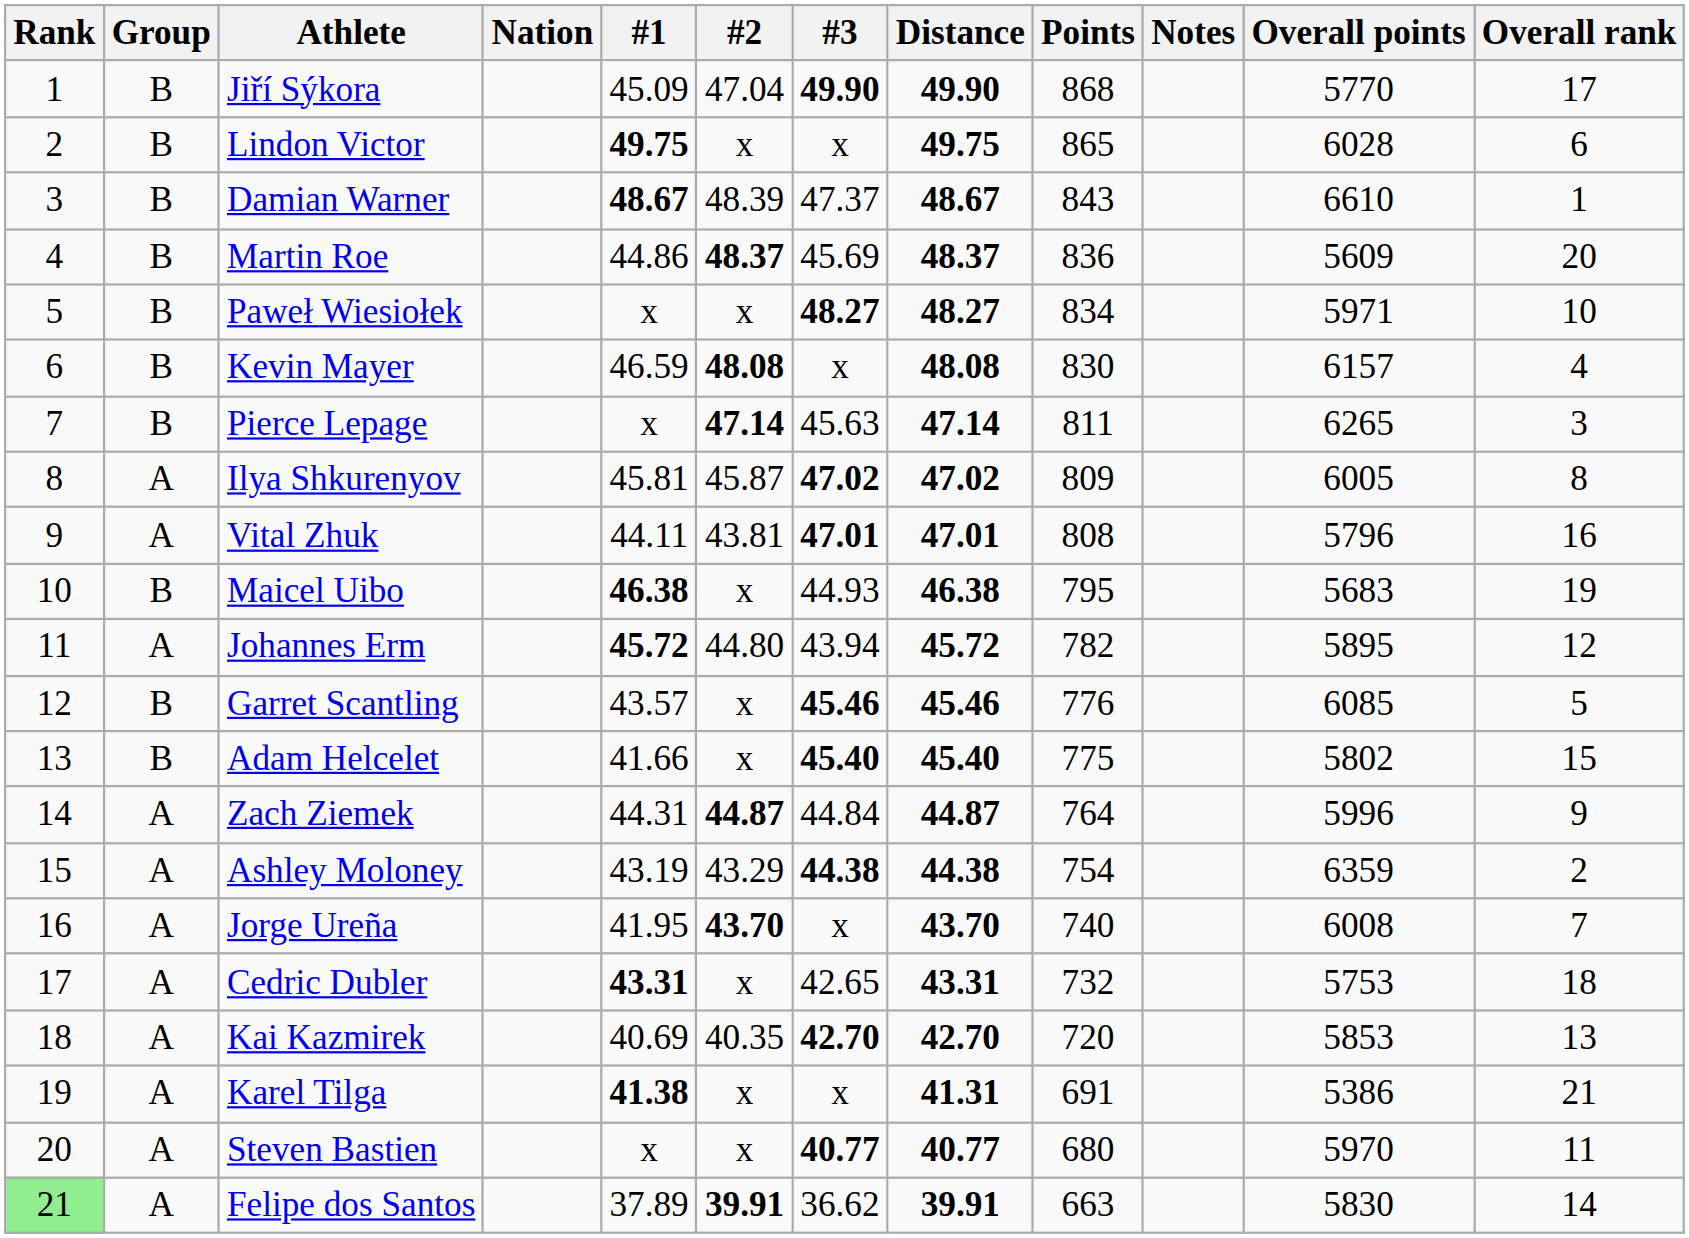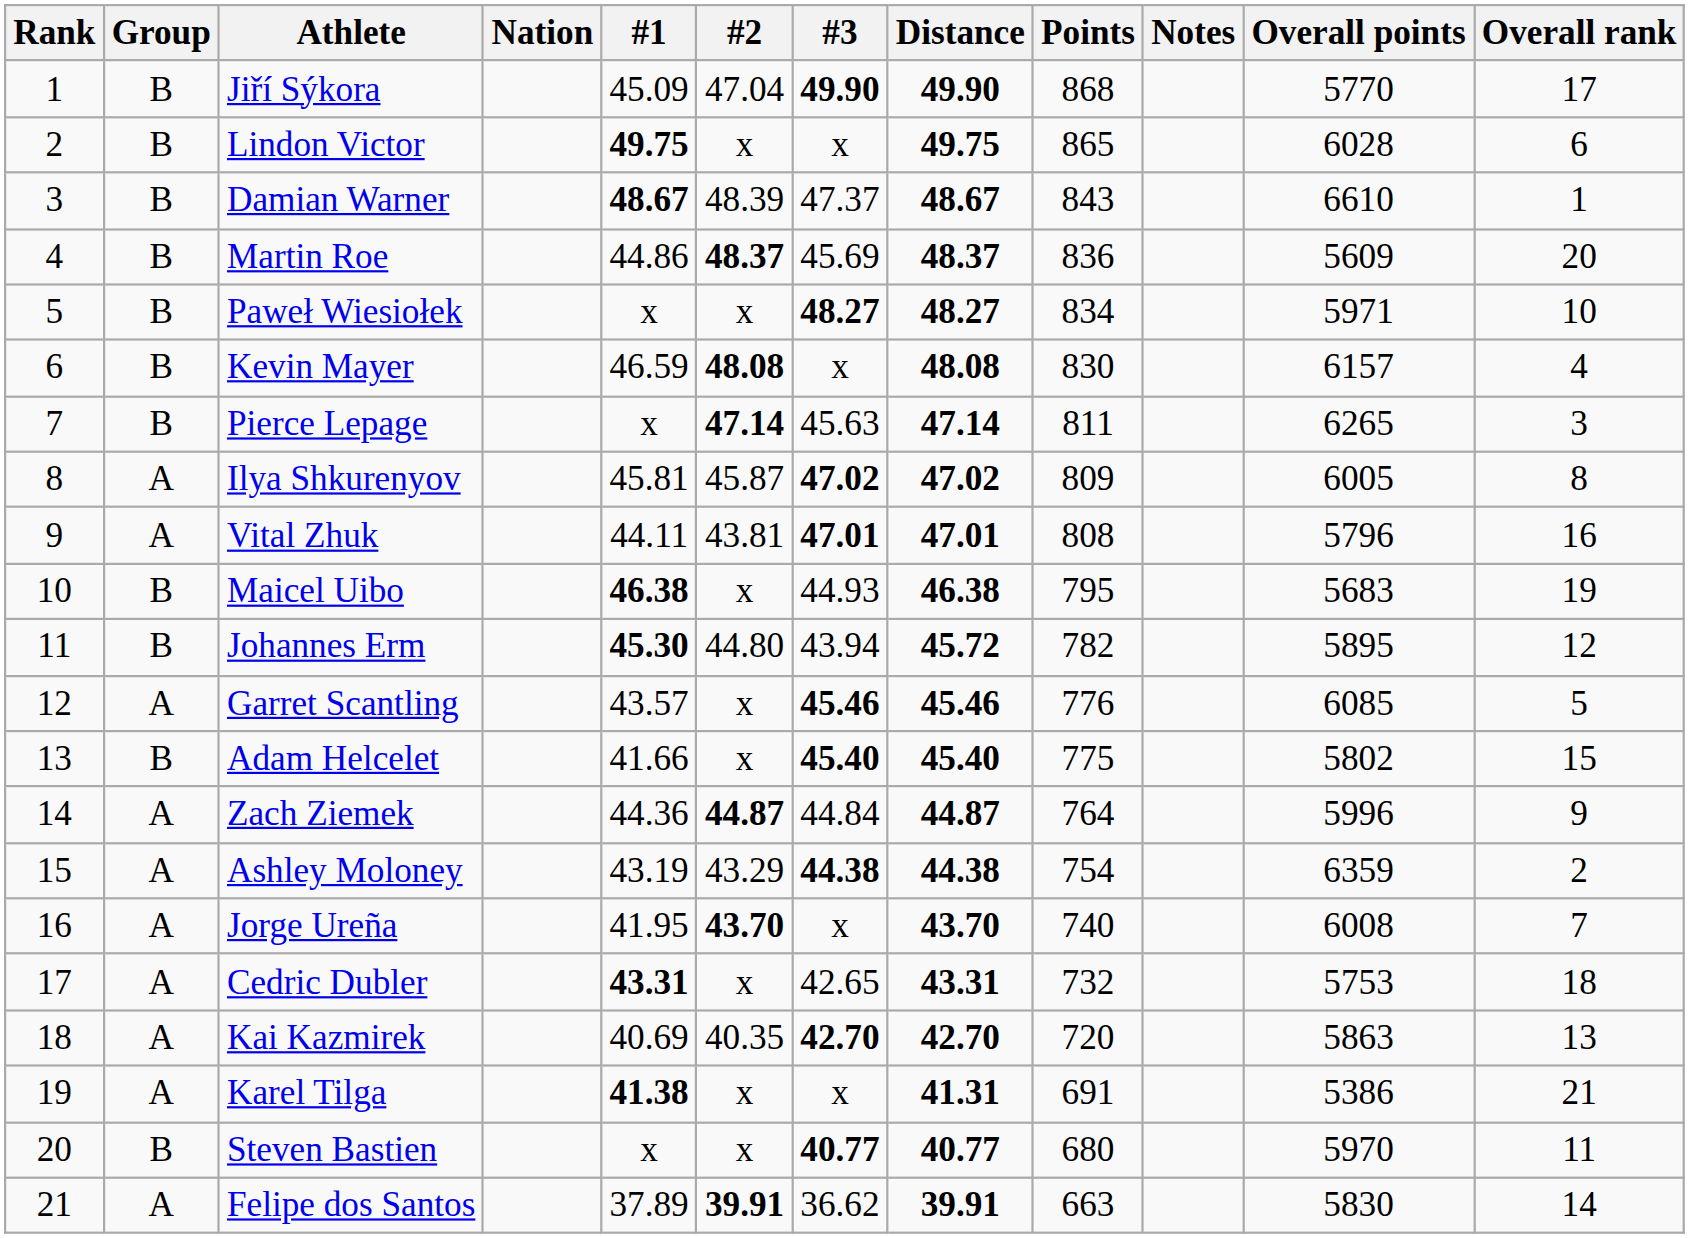(161, 646) A -> (161, 646) B
(649, 646) 45.72 -> (649, 646) 45.30
(161, 702) B -> (161, 702) A
(649, 813) 44.31 -> (649, 813) 44.36
(1359, 1037) 5853 -> (1359, 1037) 5863
(161, 1148) A -> (161, 1148) B
(54, 1204) lightgreen background -> (54, 1204) no background
